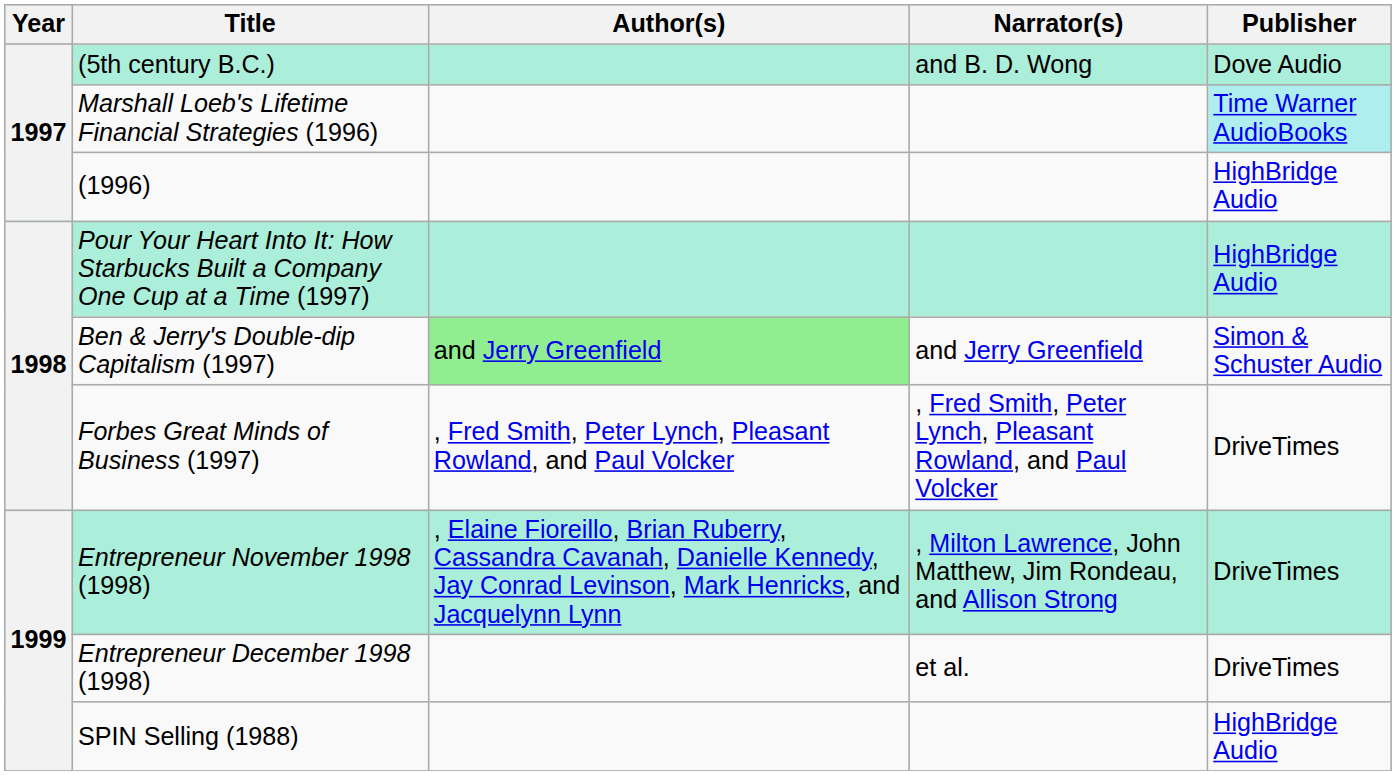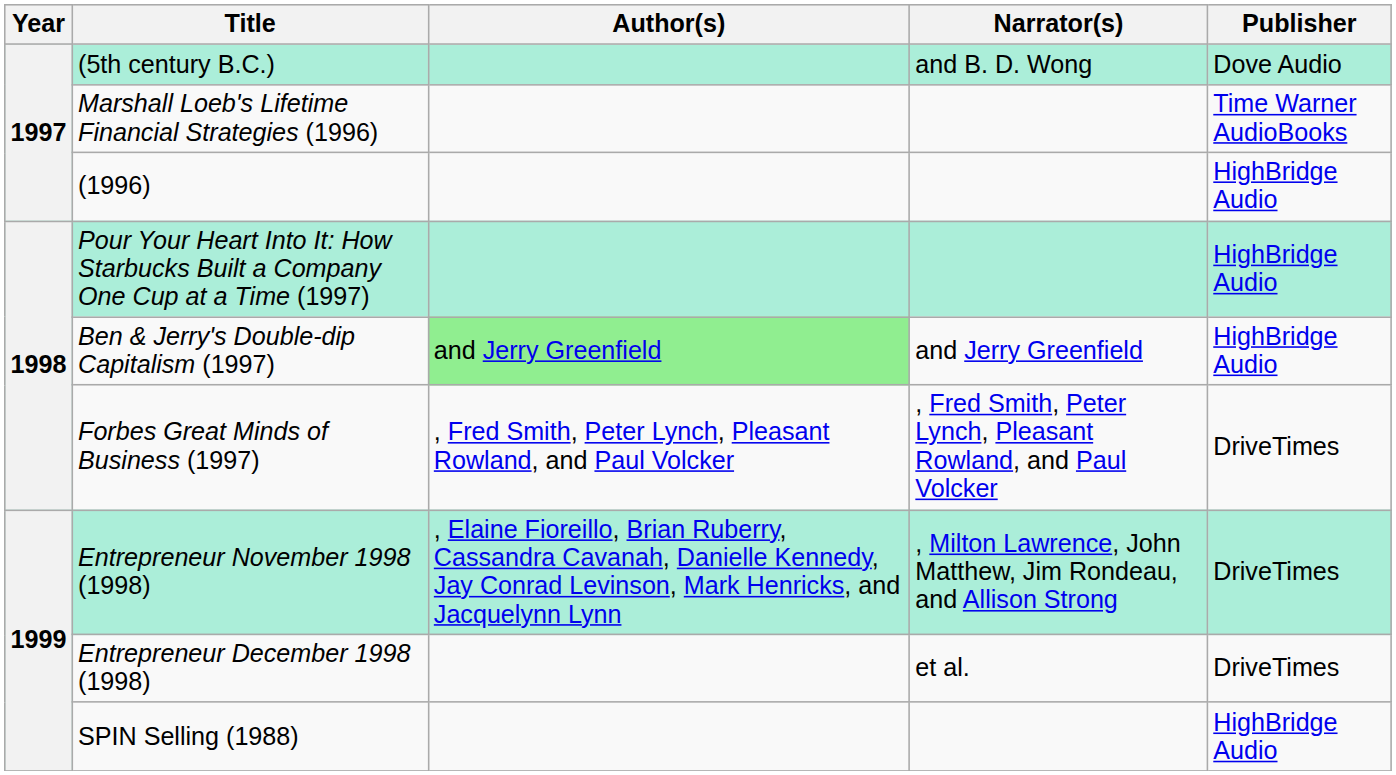(1285, 118) paleturquoise background -> (1285, 118) no background
(1298, 350) Simon & Schuster Audio -> (1275, 350) HighBridge Audio
